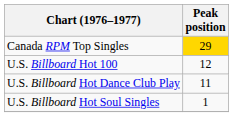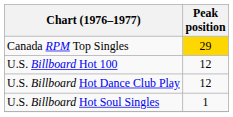(206, 83) 11 -> (206, 83) 12
